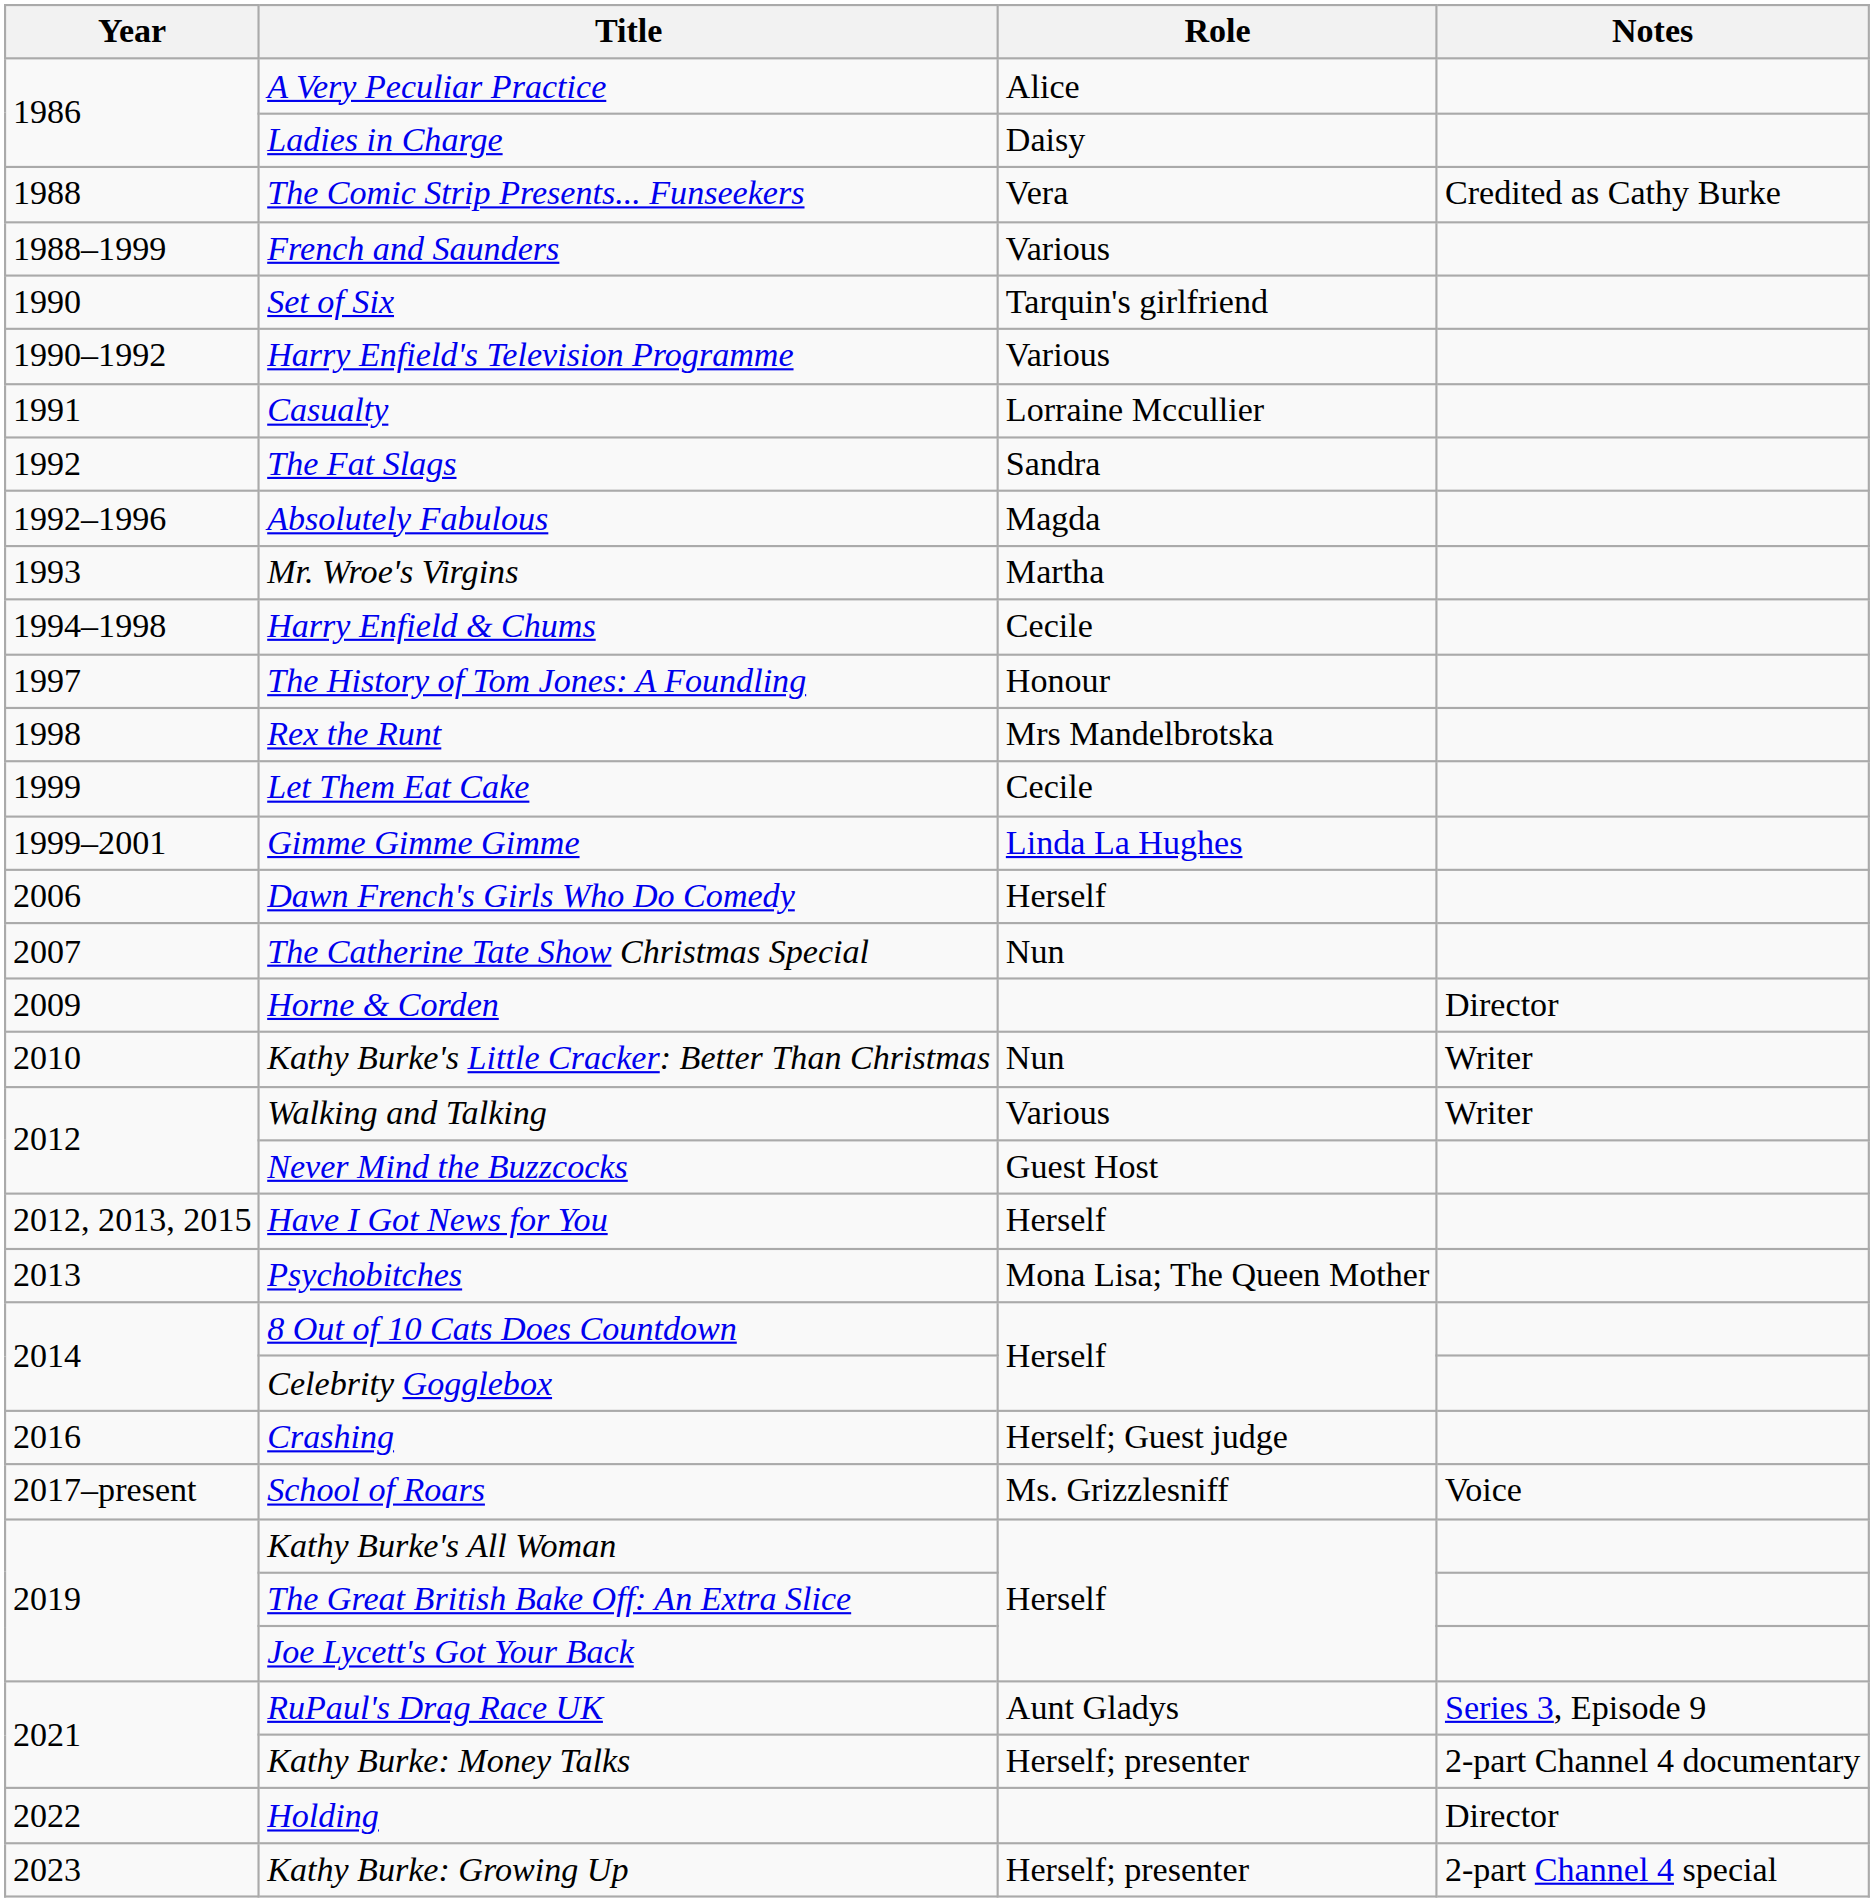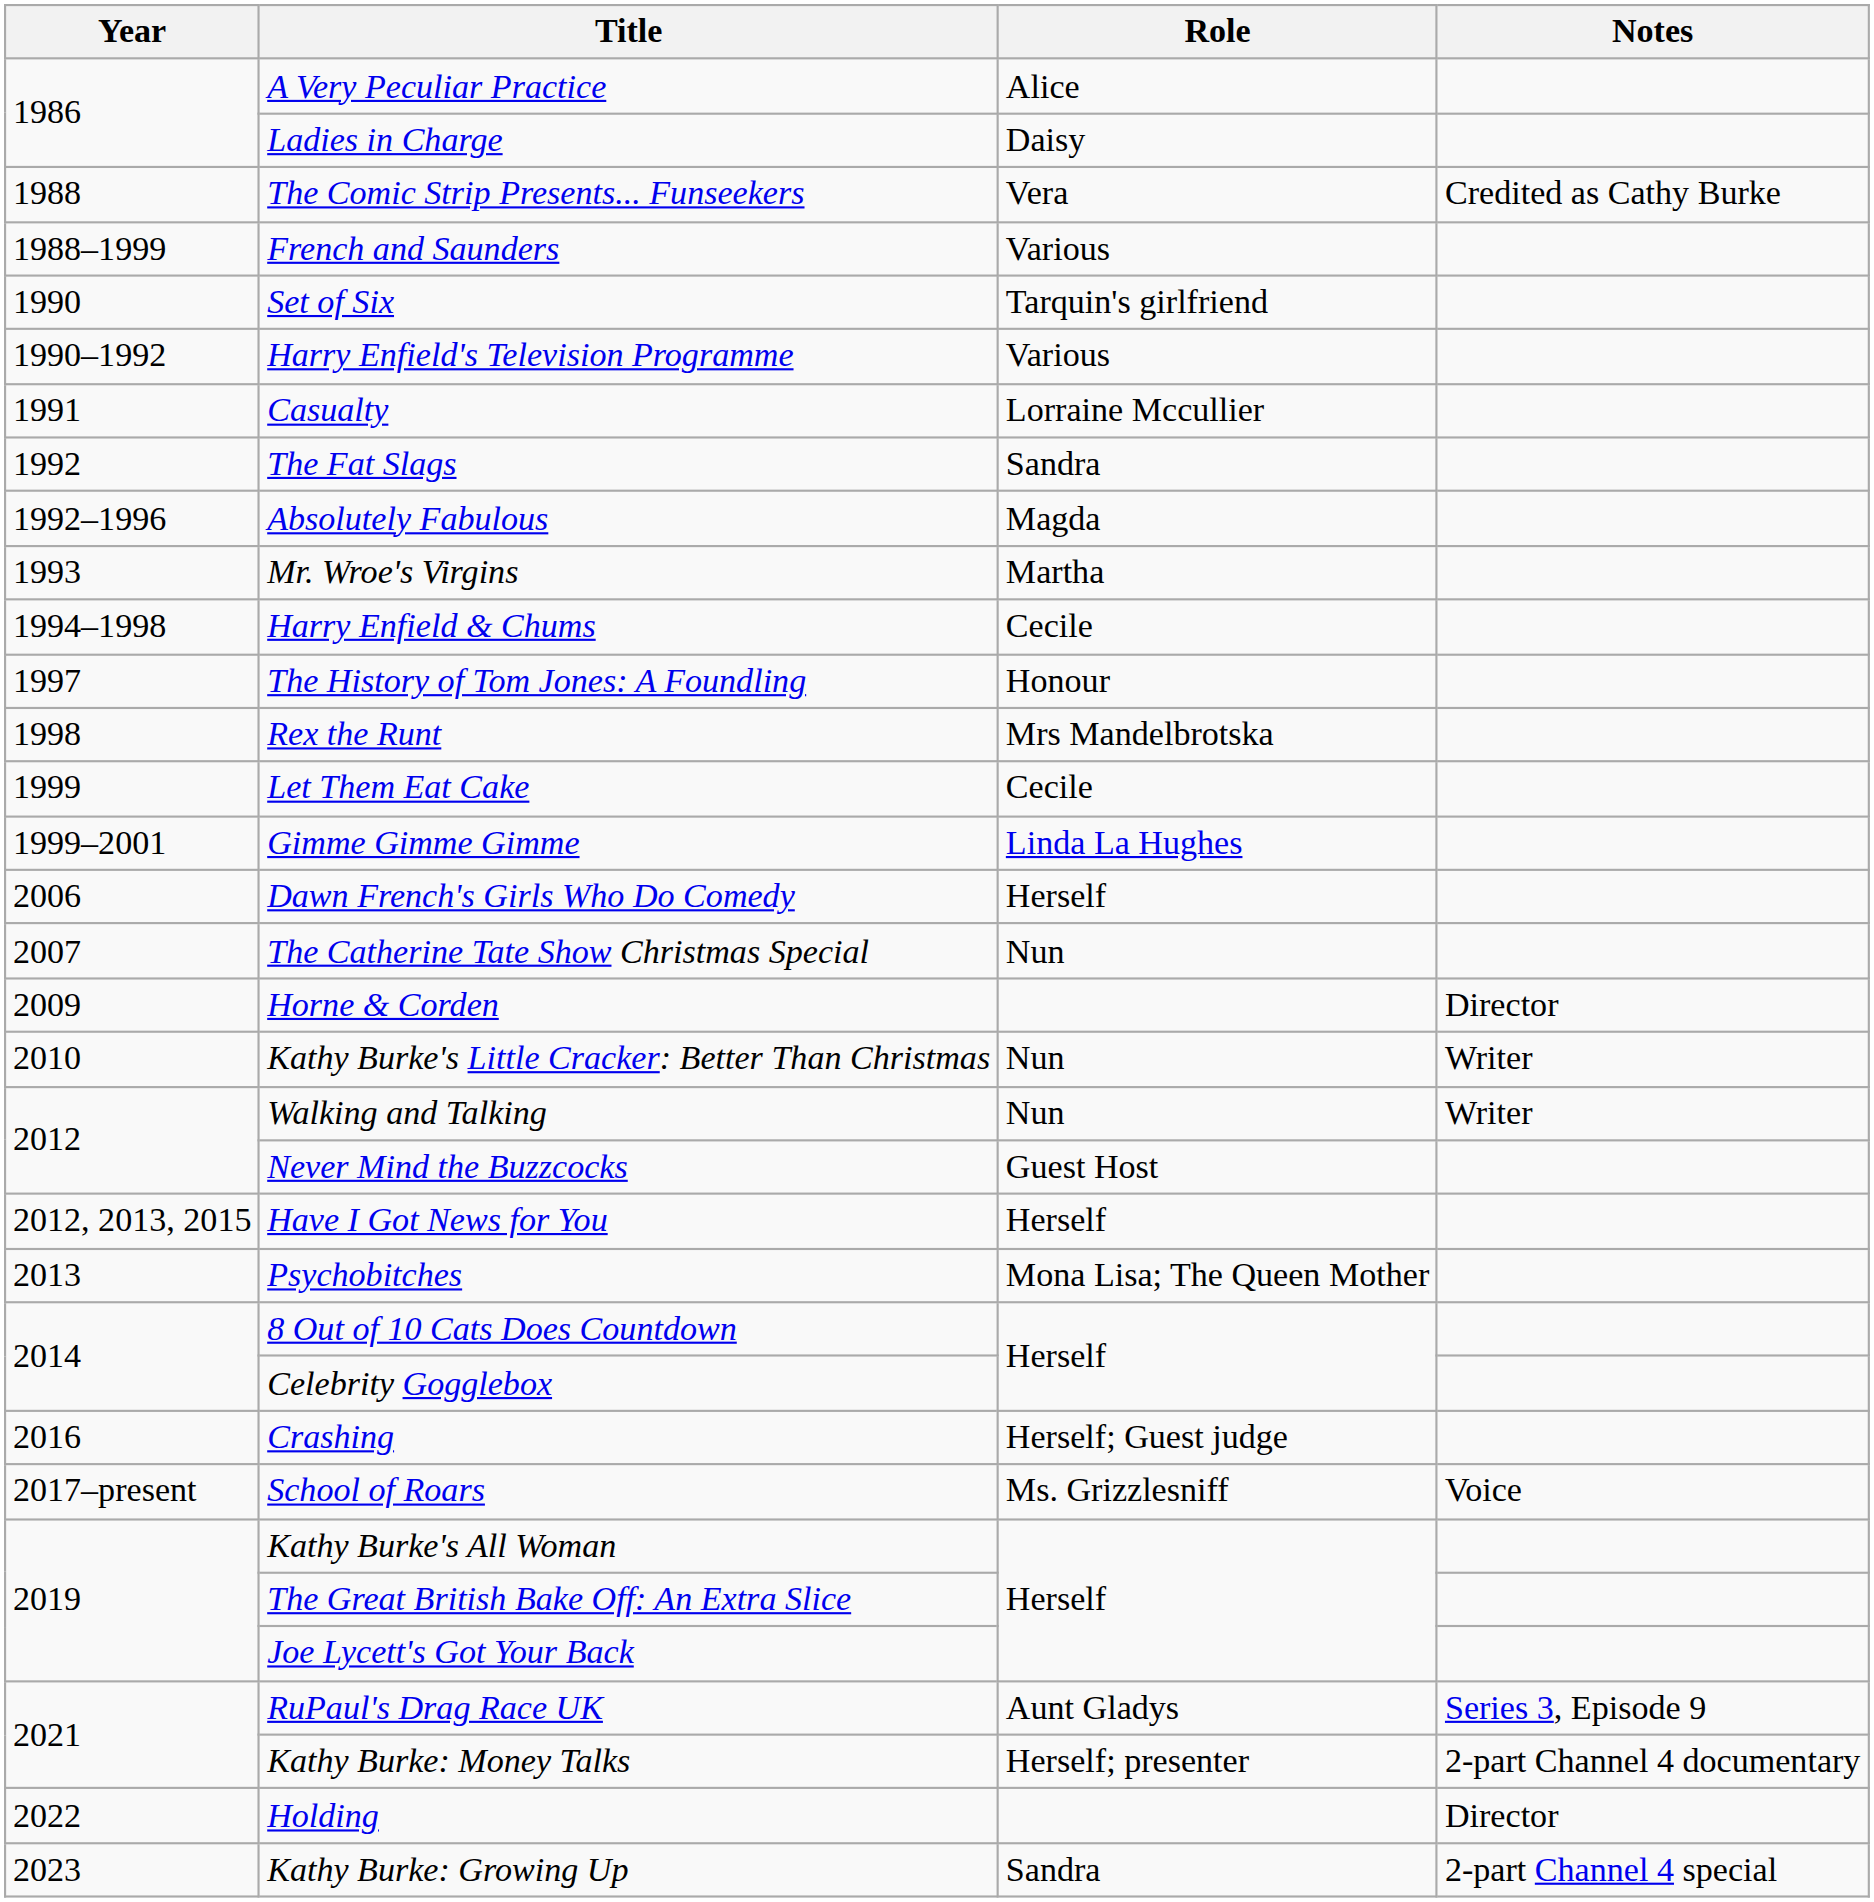(1058, 1112) Various -> (1035, 1112) Nun
(1127, 1869) Herself; presenter -> (1053, 1869) Sandra
